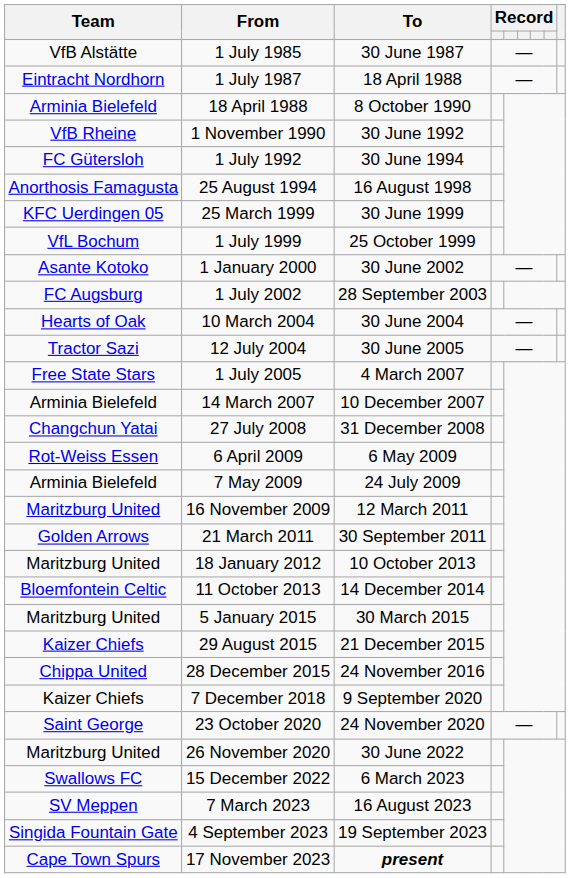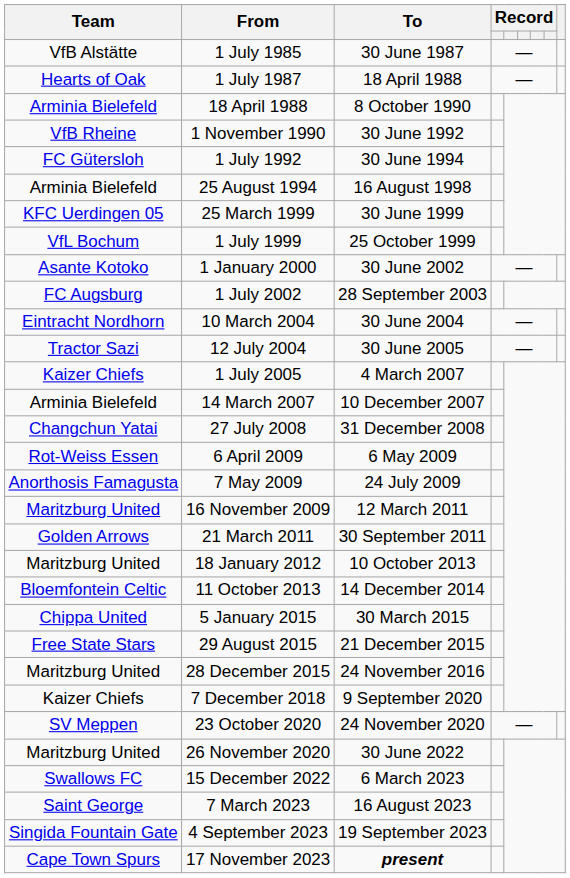(93, 79) Eintracht Nordhorn -> (93, 79) Hearts of Oak
(93, 187) Anorthosis Famagusta -> (93, 187) Arminia Bielefeld
(93, 321) Hearts of Oak -> (93, 321) Eintracht Nordhorn
(93, 375) Free State Stars -> (93, 375) Kaizer Chiefs
(93, 483) Arminia Bielefeld -> (93, 483) Anorthosis Famagusta
(93, 617) Maritzburg United -> (93, 617) Chippa United
(93, 644) Kaizer Chiefs -> (93, 644) Free State Stars
(93, 671) Chippa United -> (93, 671) Maritzburg United
(93, 725) Saint George -> (93, 725) SV Meppen
(93, 805) SV Meppen -> (93, 805) Saint George
